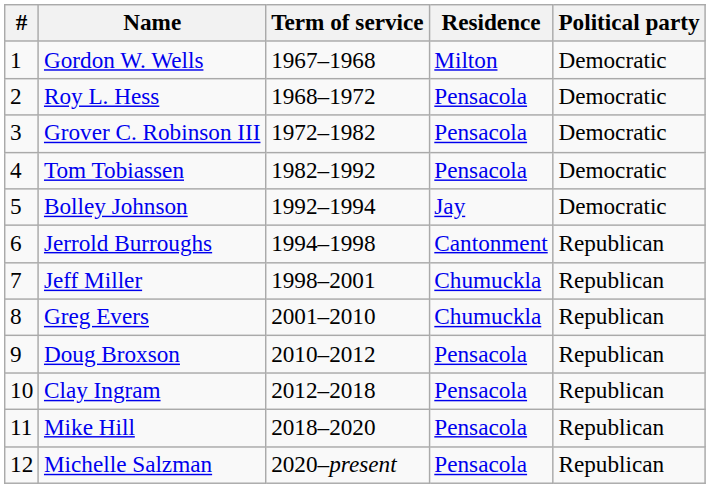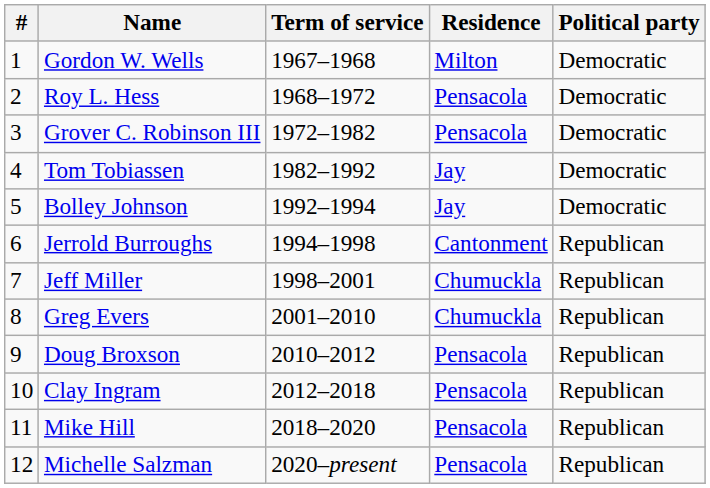(481, 170) Pensacola -> (450, 170) Jay
